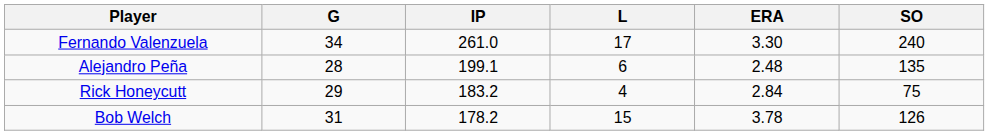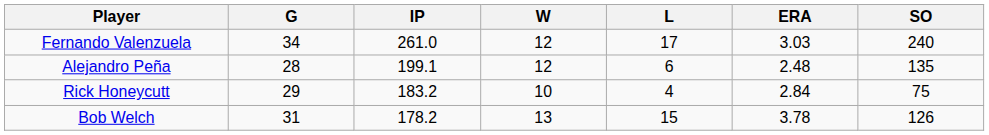+ column: (543, 17)
(767, 42) 3.30 -> (795, 42) 3.03
